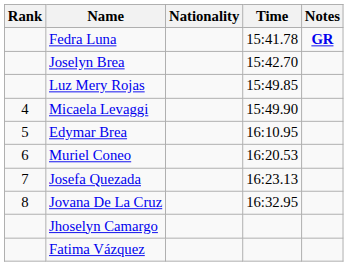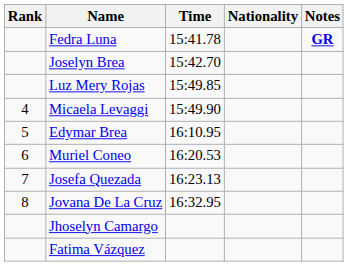columns swapped: (204, 16) <-> (272, 16)
